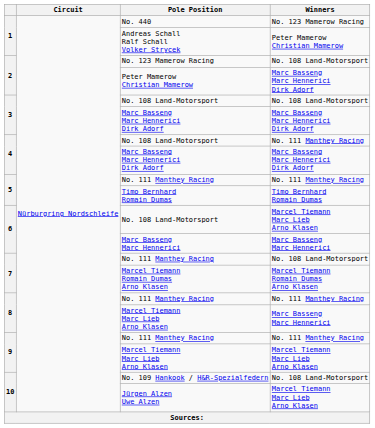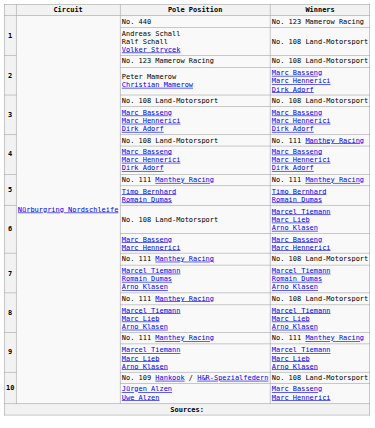(307, 42) Peter Mamerow Christian Mamerow -> (320, 42) No. 108 Land-Motorsport
(318, 299) No. 111 Manthey Racing -> (320, 299) No. 108 Land-Motorsport
(301, 319) Marc Basseng Marc Hennerici -> (301, 319) Marcel Tiemann Marc Lieb Arno Klasen
(301, 398) Marcel Tiemann Marc Lieb Arno Klasen -> (301, 394) Marc Basseng Marc Hennerici
